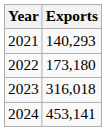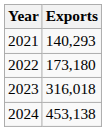(71, 114) 453,141 -> (71, 114) 453,138
